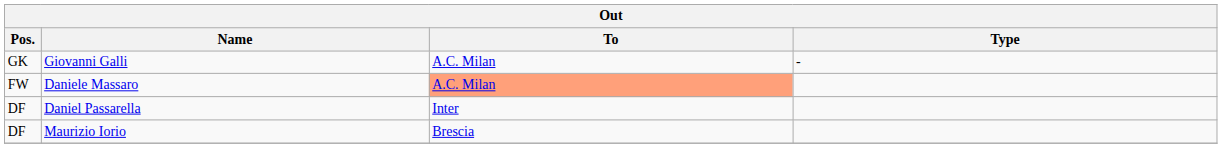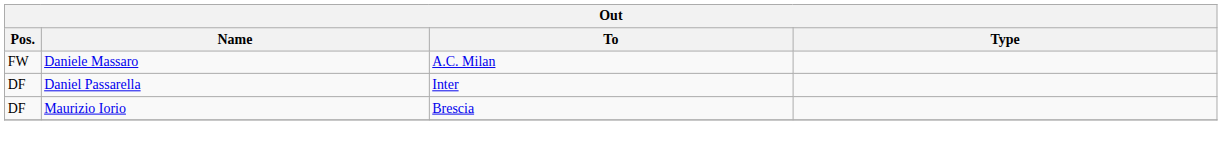- row: (86, 62)
(464, 85) lightsalmon background -> (464, 62) no background
